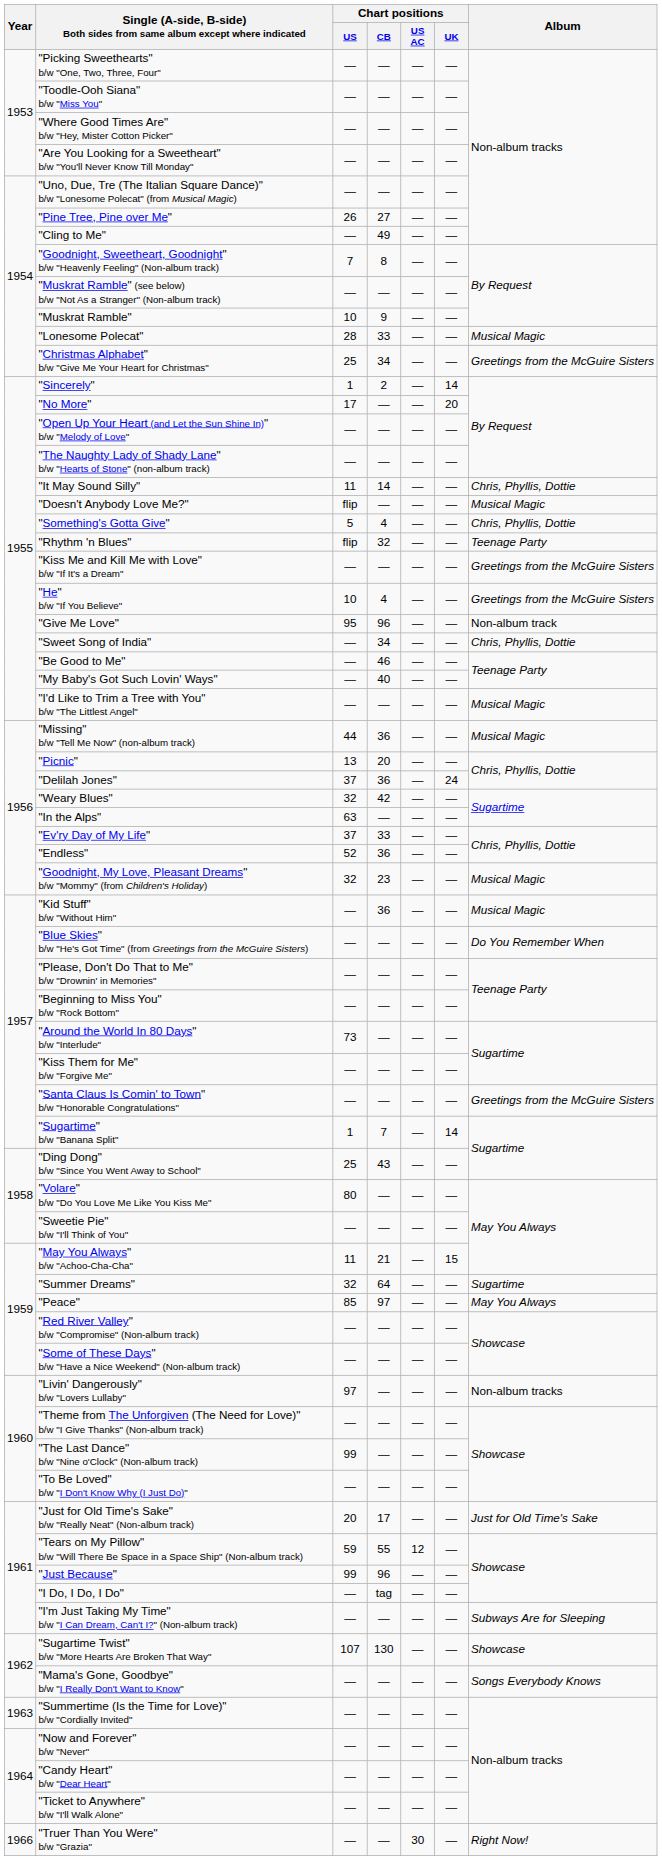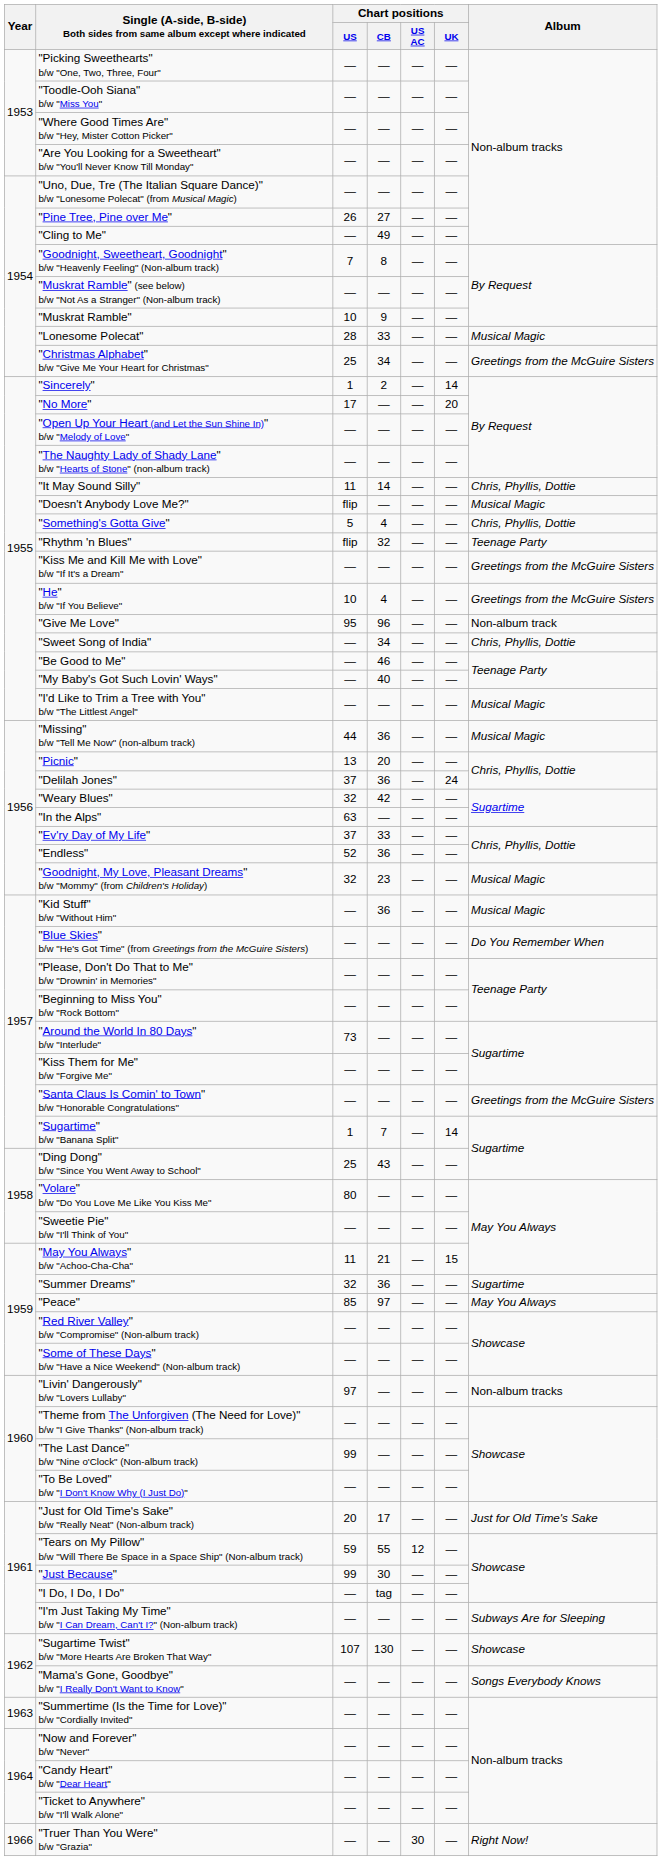(384, 1284) 64 -> (384, 1284) 36
(384, 1574) 96 -> (384, 1574) 30
